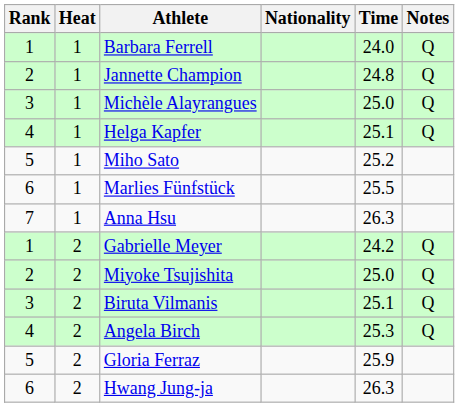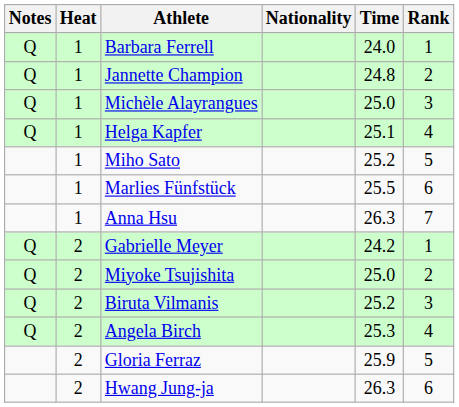columns swapped: (30, 18) <-> (428, 18)
(379, 302) 25.1 -> (379, 302) 25.2
